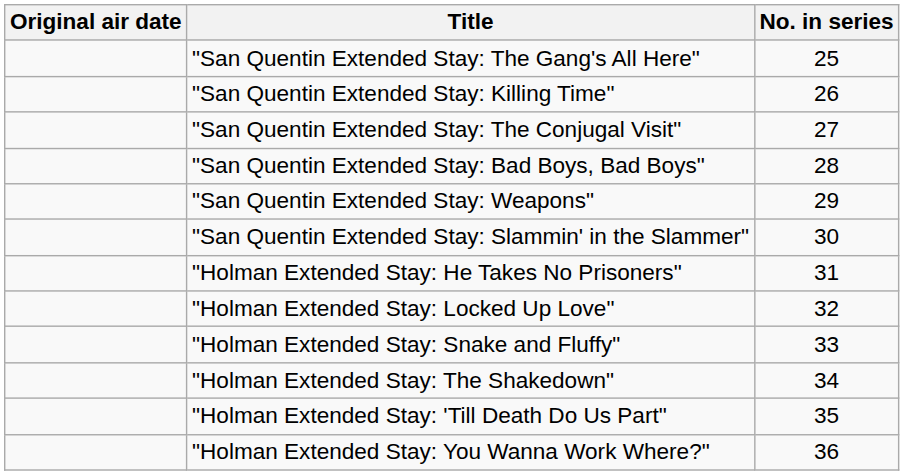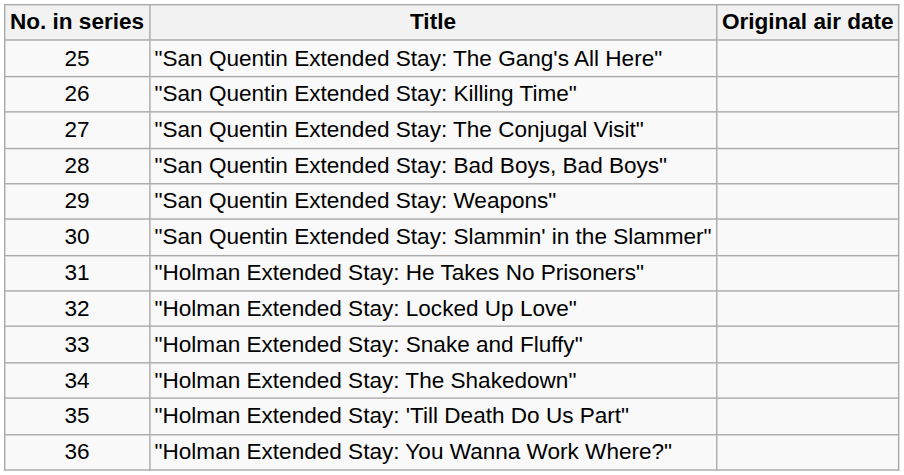columns swapped: (827, 22) <-> (96, 22)
